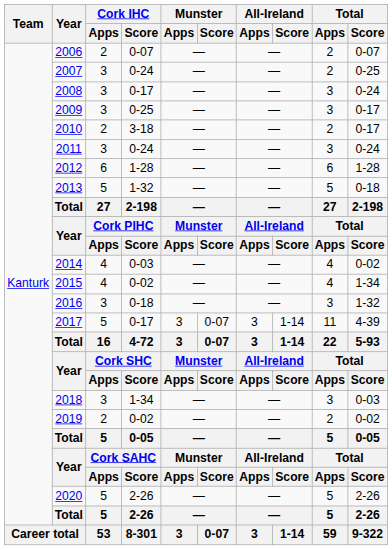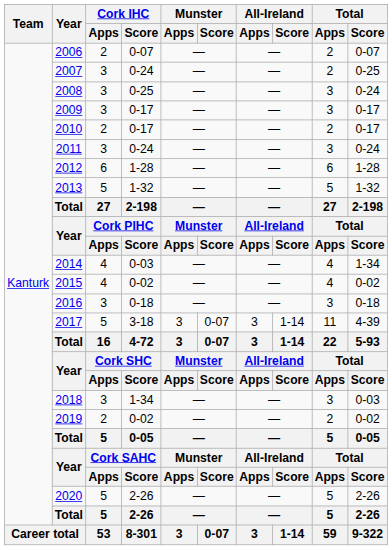(141, 91) 0-17 -> (141, 91) 0-25
(141, 110) 0-25 -> (141, 110) 0-17
(141, 129) 3-18 -> (141, 129) 0-17
(368, 187) 0-18 -> (368, 187) 1-32
(368, 264) 0-02 -> (368, 264) 1-34
(368, 284) 1-34 -> (368, 284) 0-02
(368, 303) 1-32 -> (368, 303) 0-18
(141, 322) 0-17 -> (141, 322) 3-18
